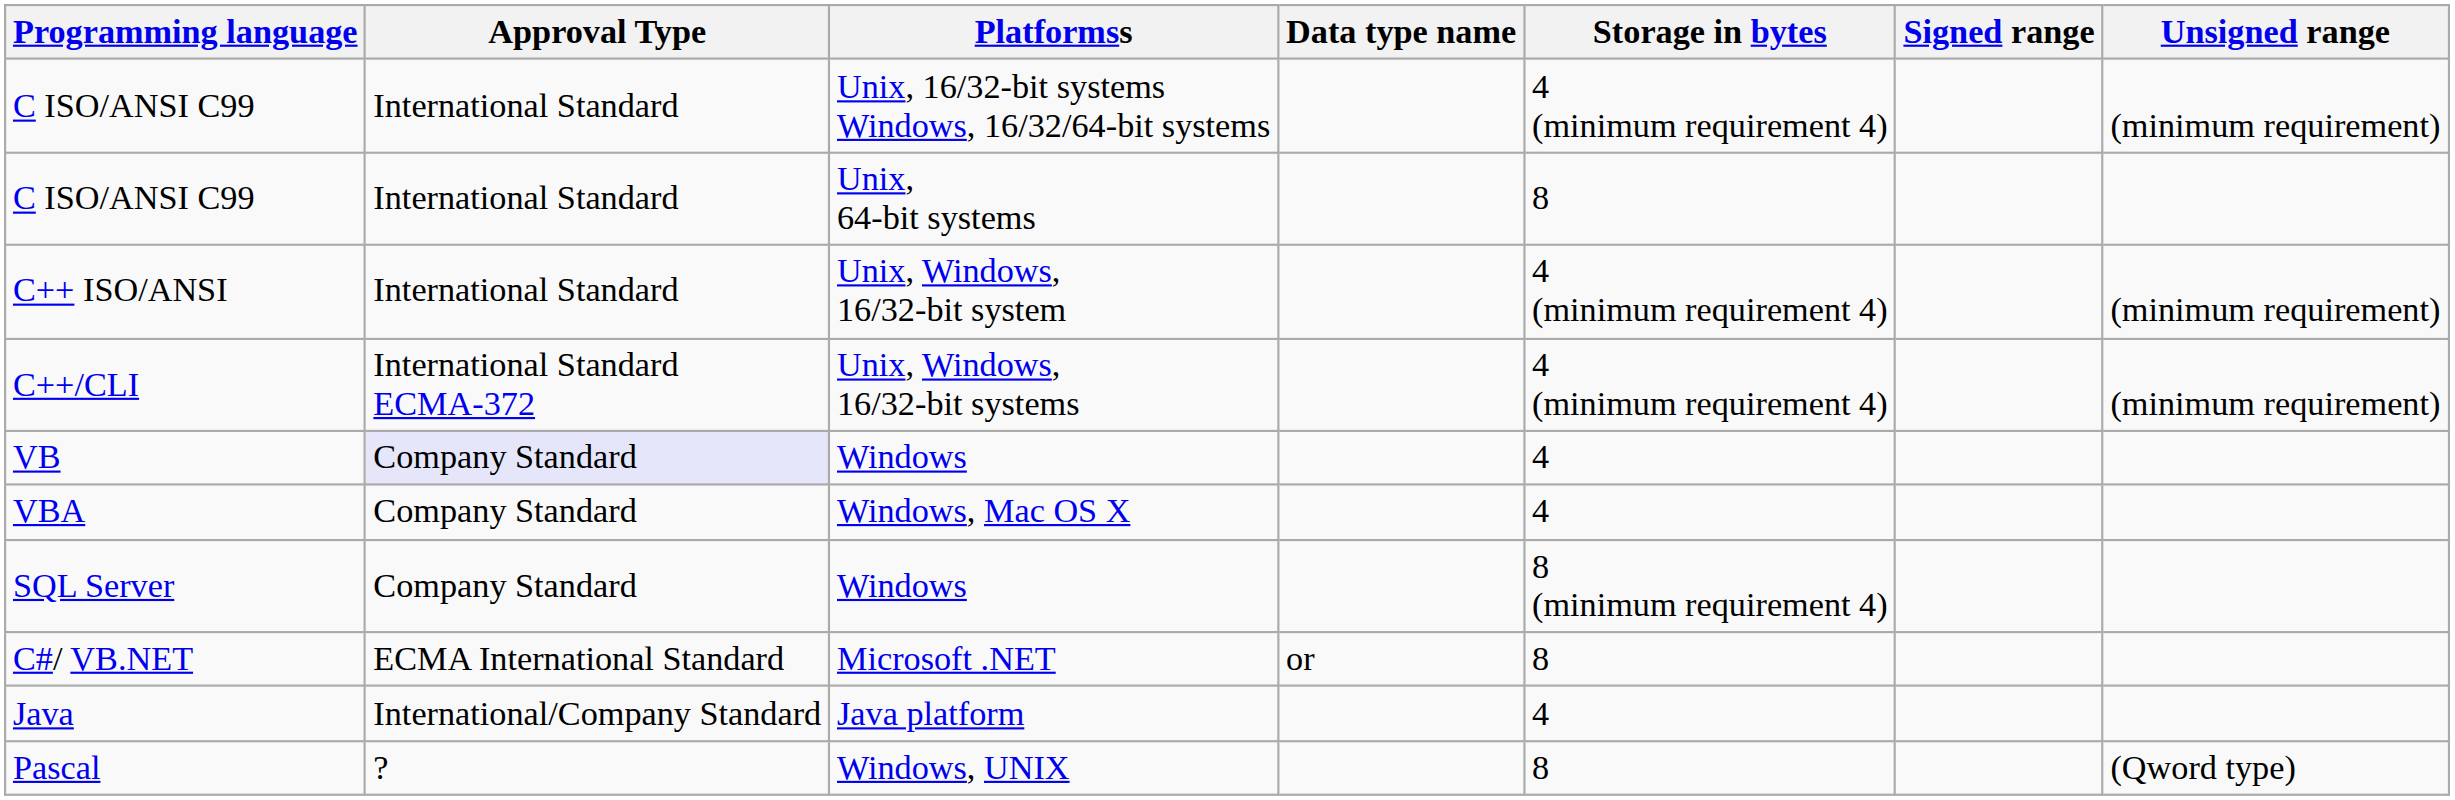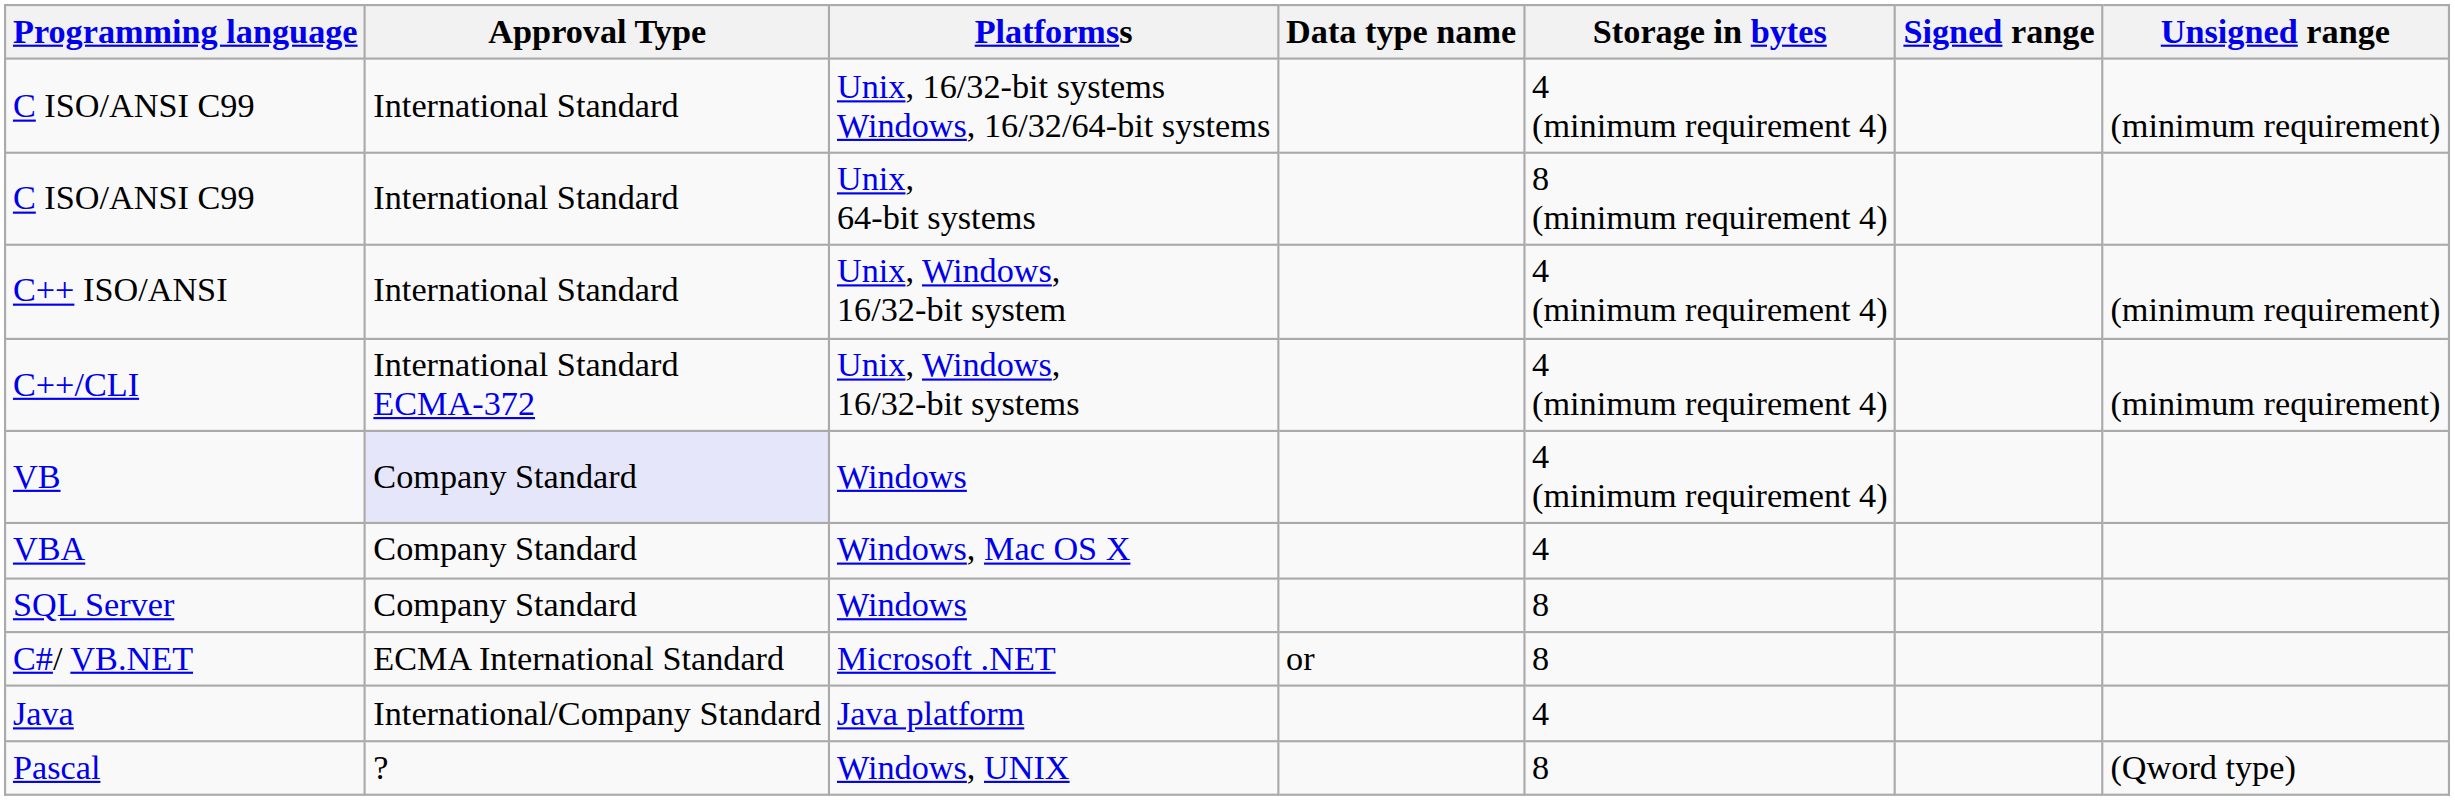(1541, 198) 8 -> (1710, 198) 8 (minimum requirement 4)
(1541, 457) 4 -> (1710, 476) 4 (minimum requirement 4)
(1710, 585) 8 (minimum requirement 4) -> (1541, 604) 8
